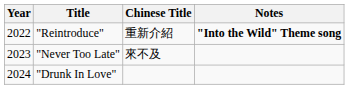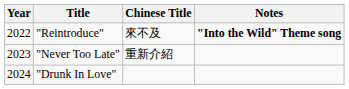(149, 33) 重新介紹 -> (143, 33) 來不及
(143, 54) 來不及 -> (149, 54) 重新介紹
